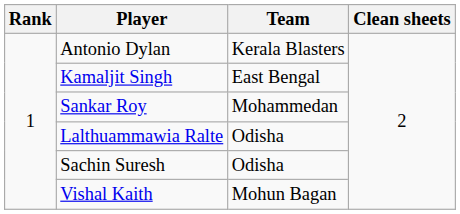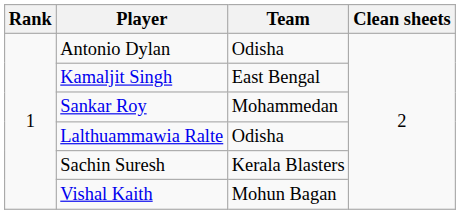(288, 48) Kerala Blasters -> (258, 48) Odisha
(258, 164) Odisha -> (288, 164) Kerala Blasters
